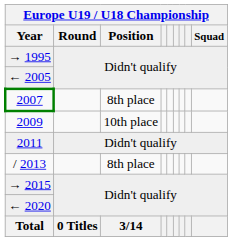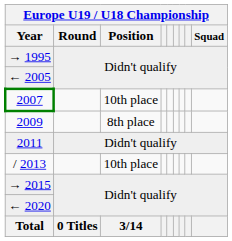(131, 99) 8th place -> (131, 99) 10th place
(131, 121) 10th place -> (131, 121) 8th place
(131, 163) 8th place -> (131, 163) 10th place
